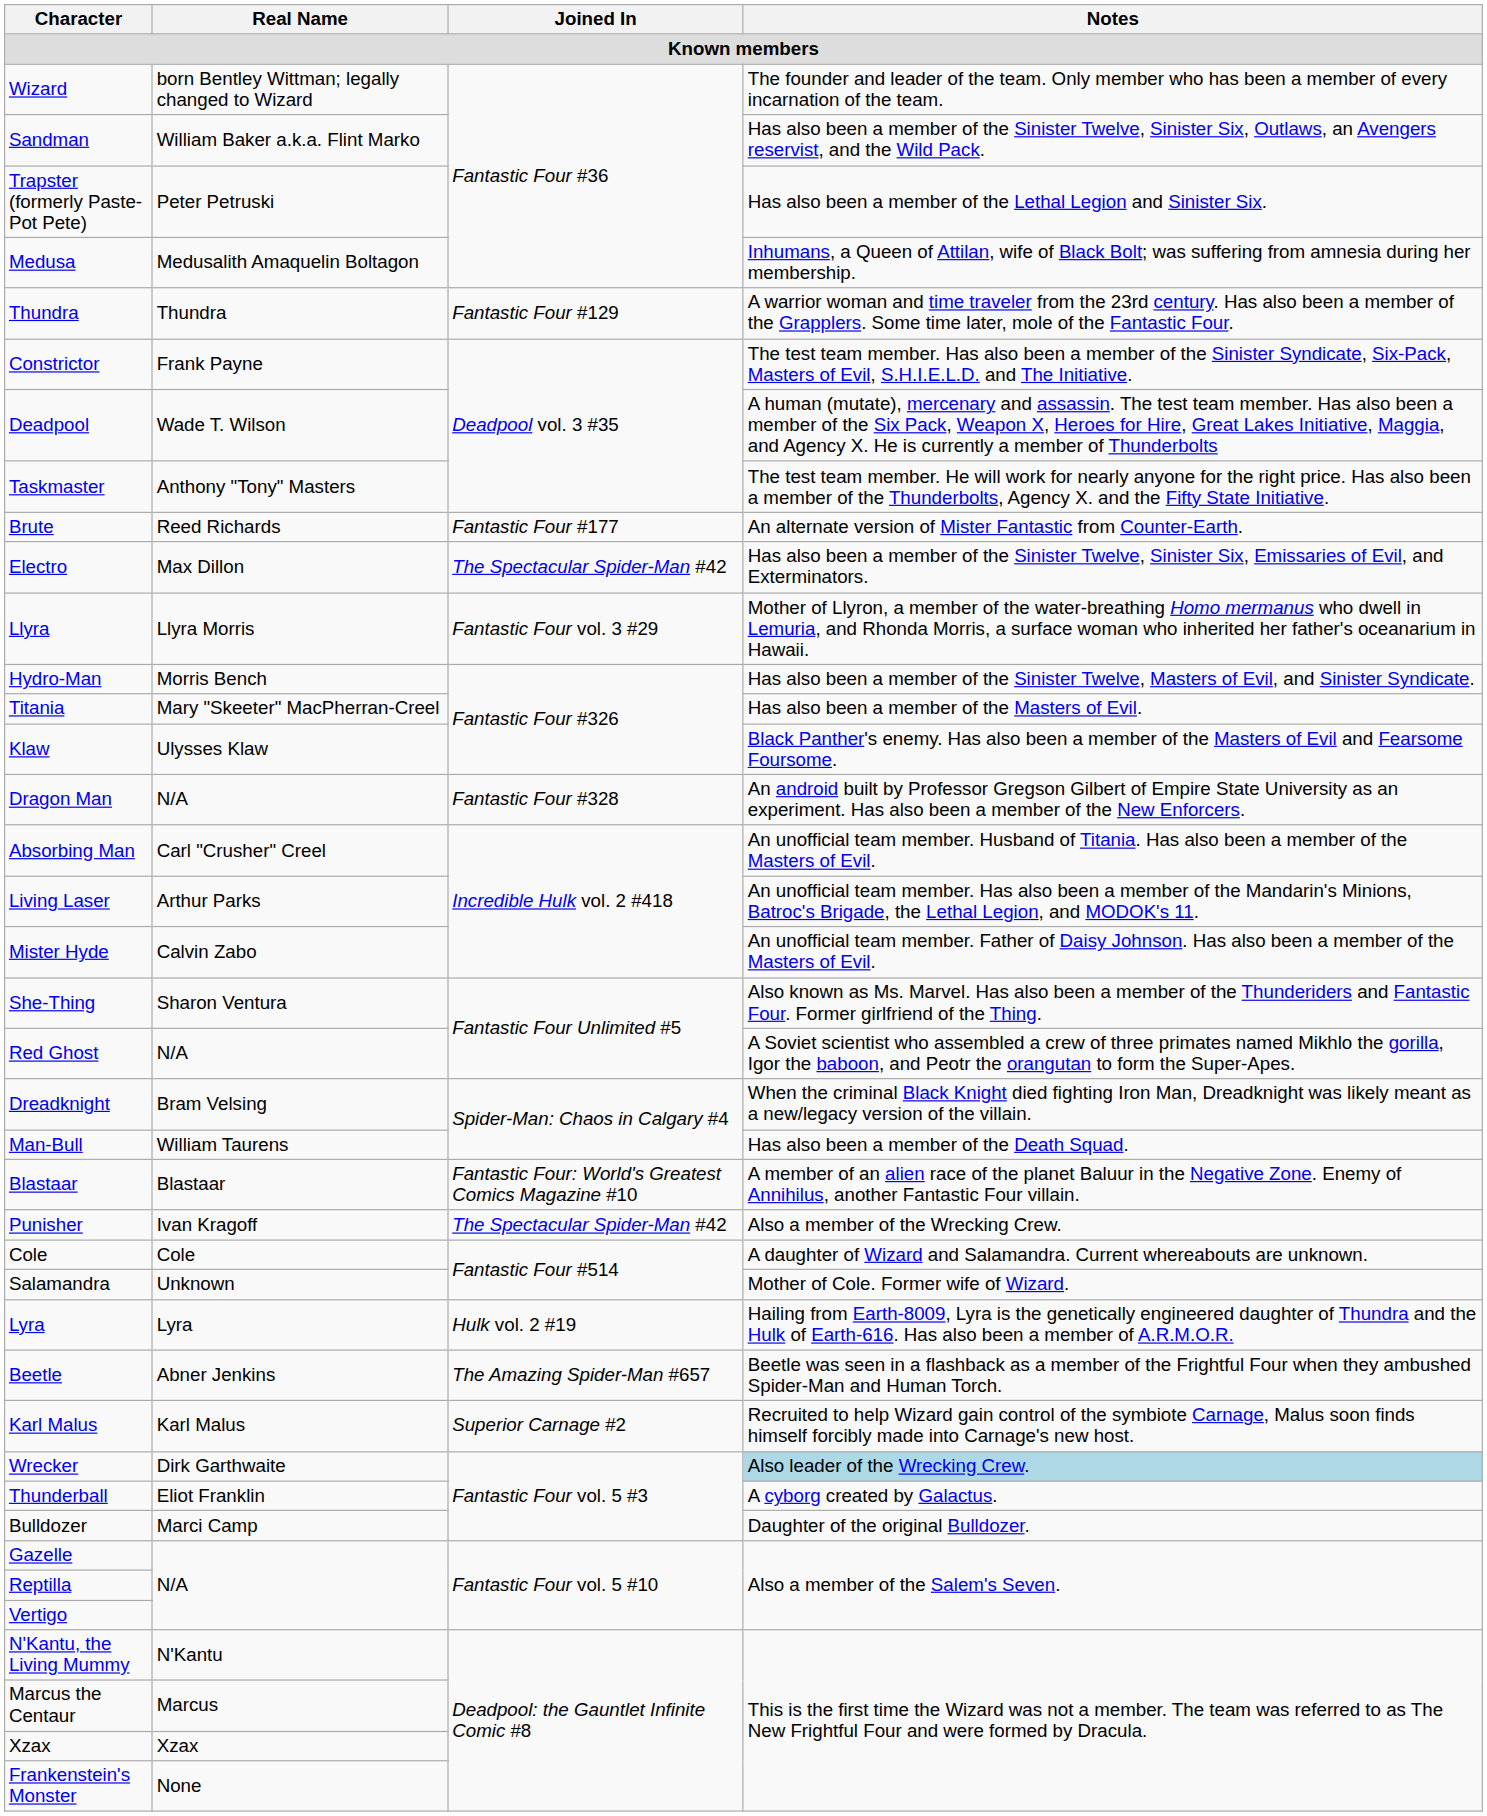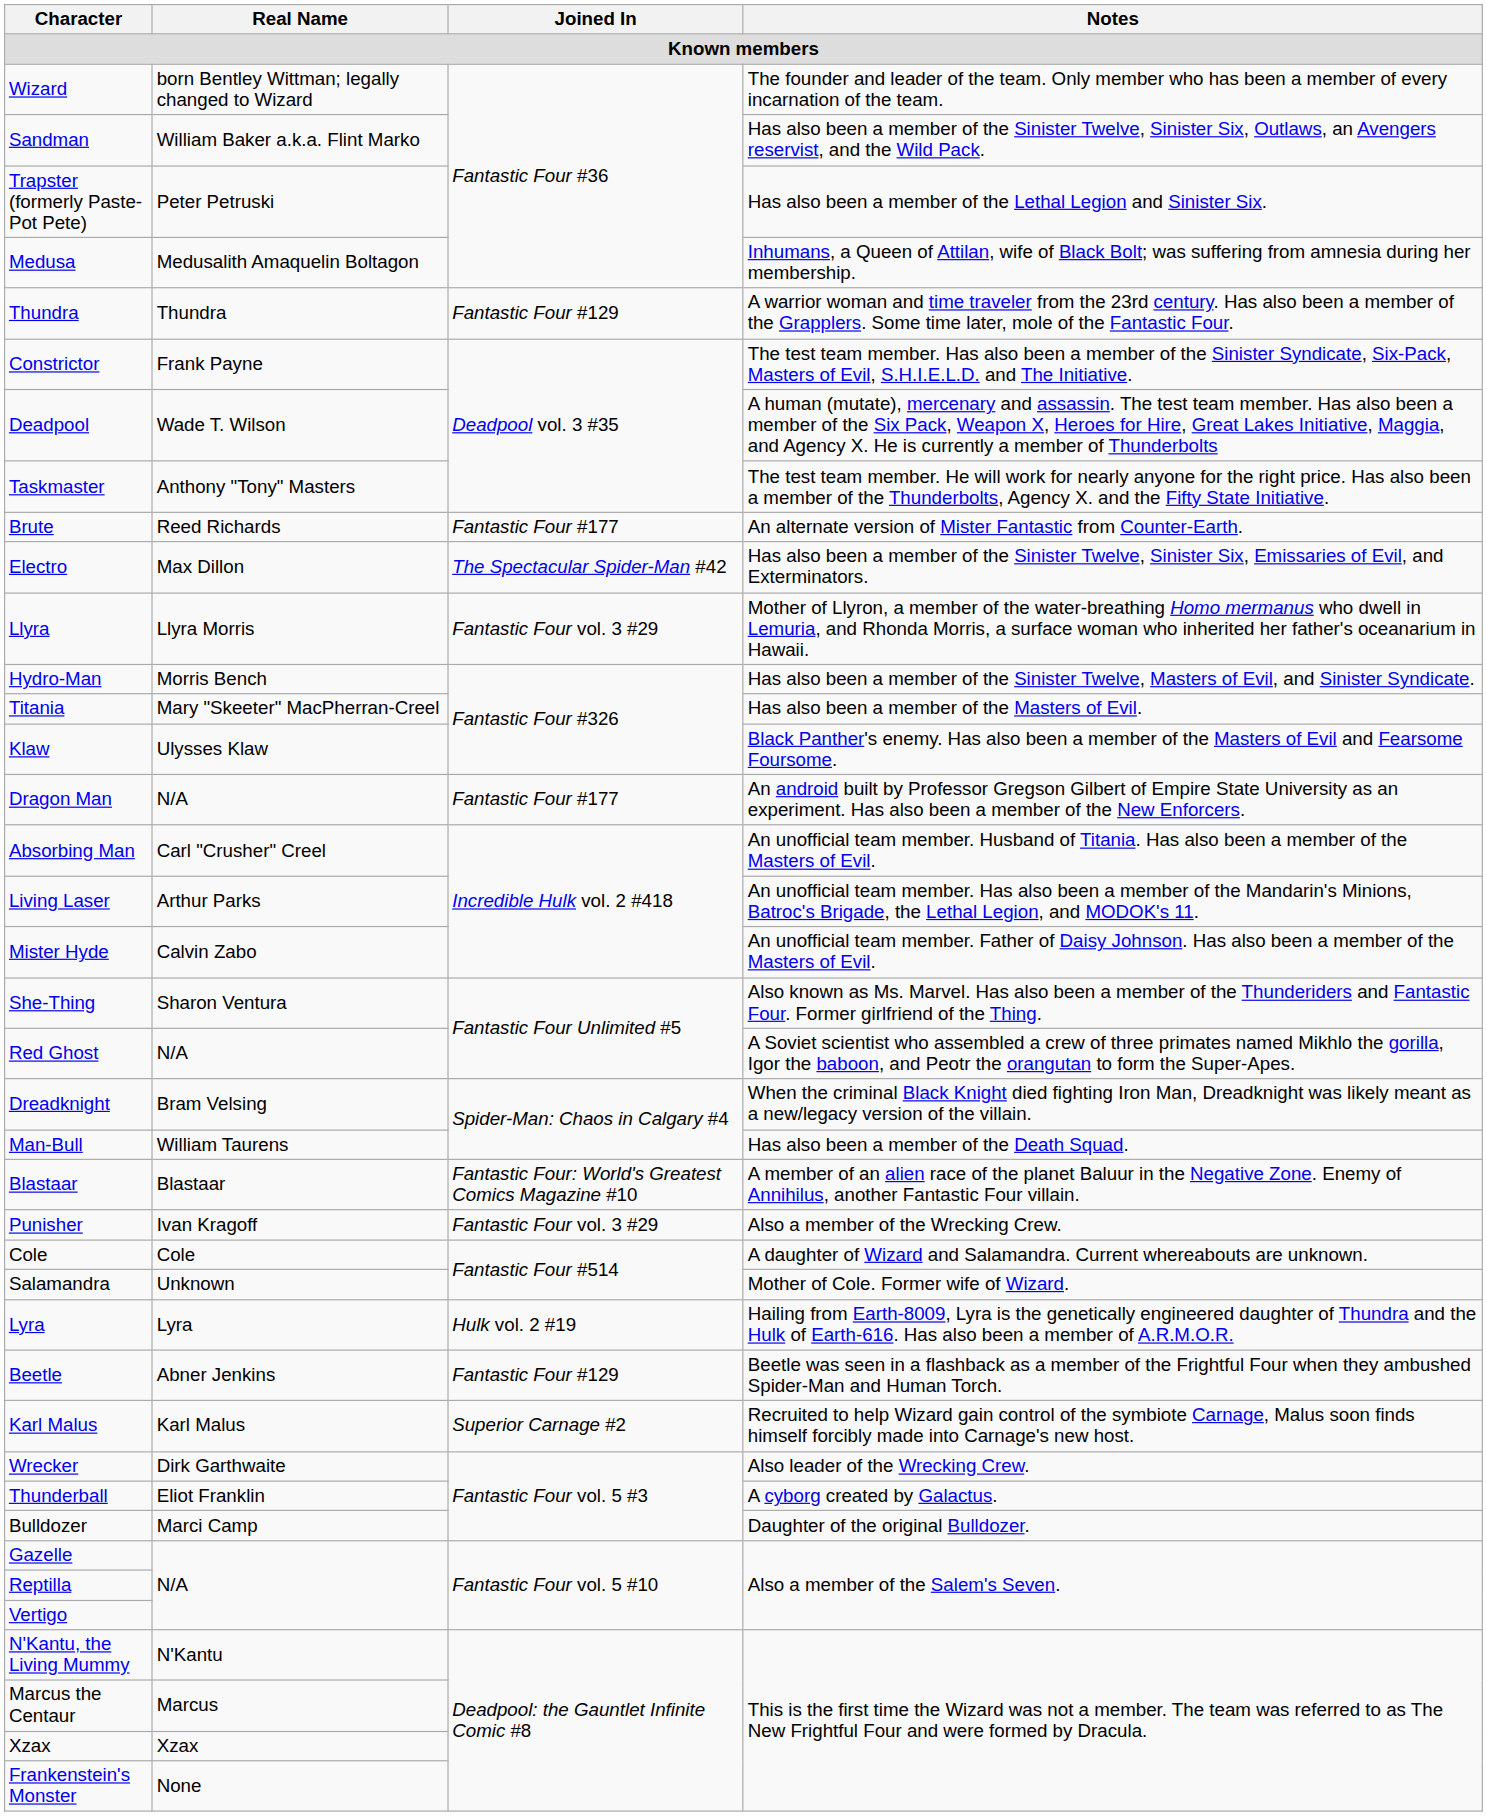(535, 799) Fantastic Four #328 -> (535, 799) Fantastic Four #177
(589, 1224) The Spectacular Spider-Man #42 -> (555, 1224) Fantastic Four vol. 3 #29
(581, 1375) The Amazing Spider-Man #657 -> (535, 1375) Fantastic Four #129
(889, 1466) lightblue background -> (889, 1466) no background
